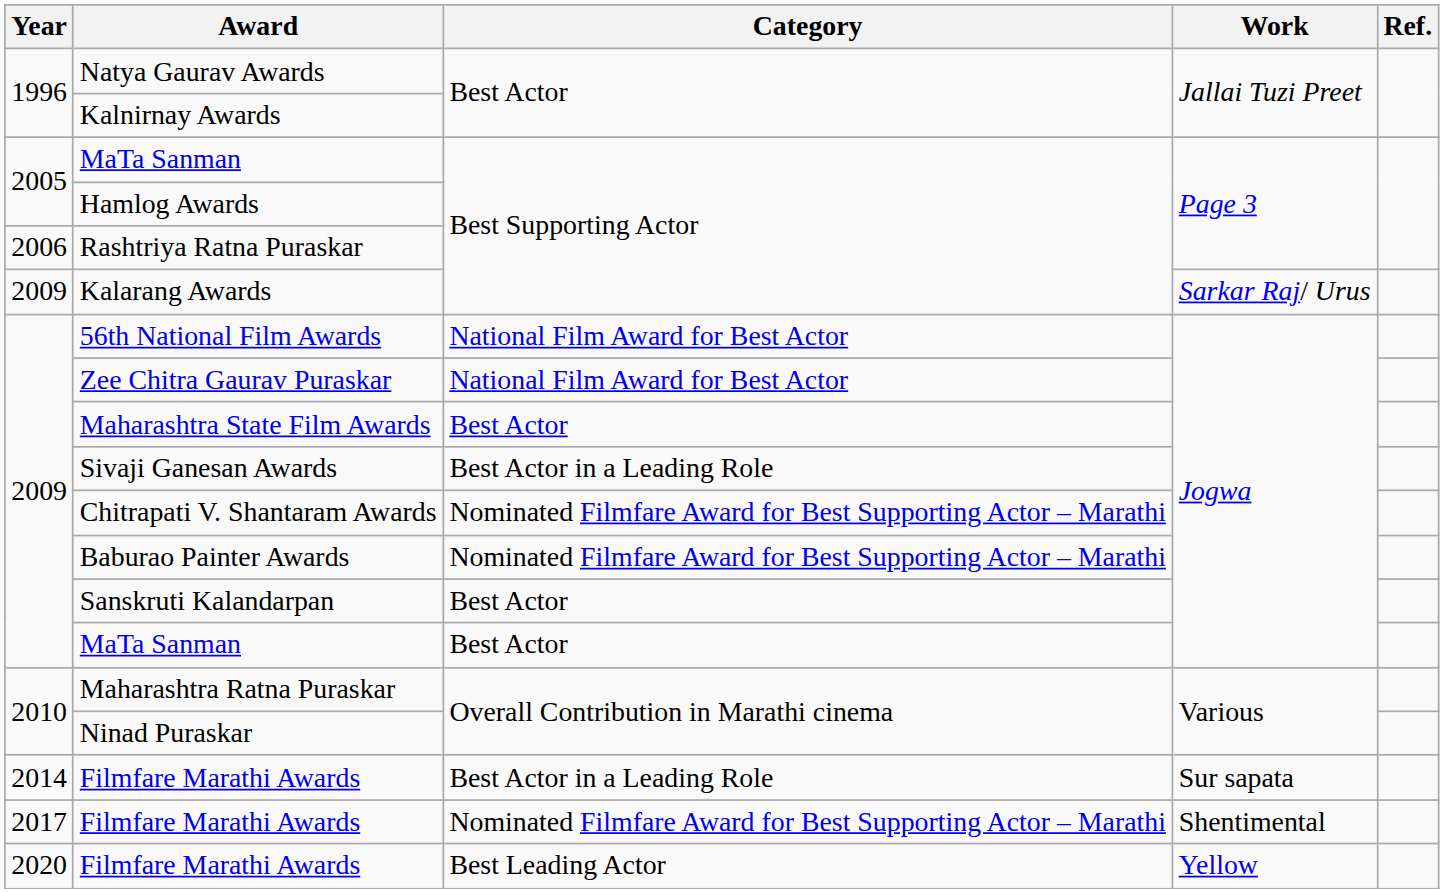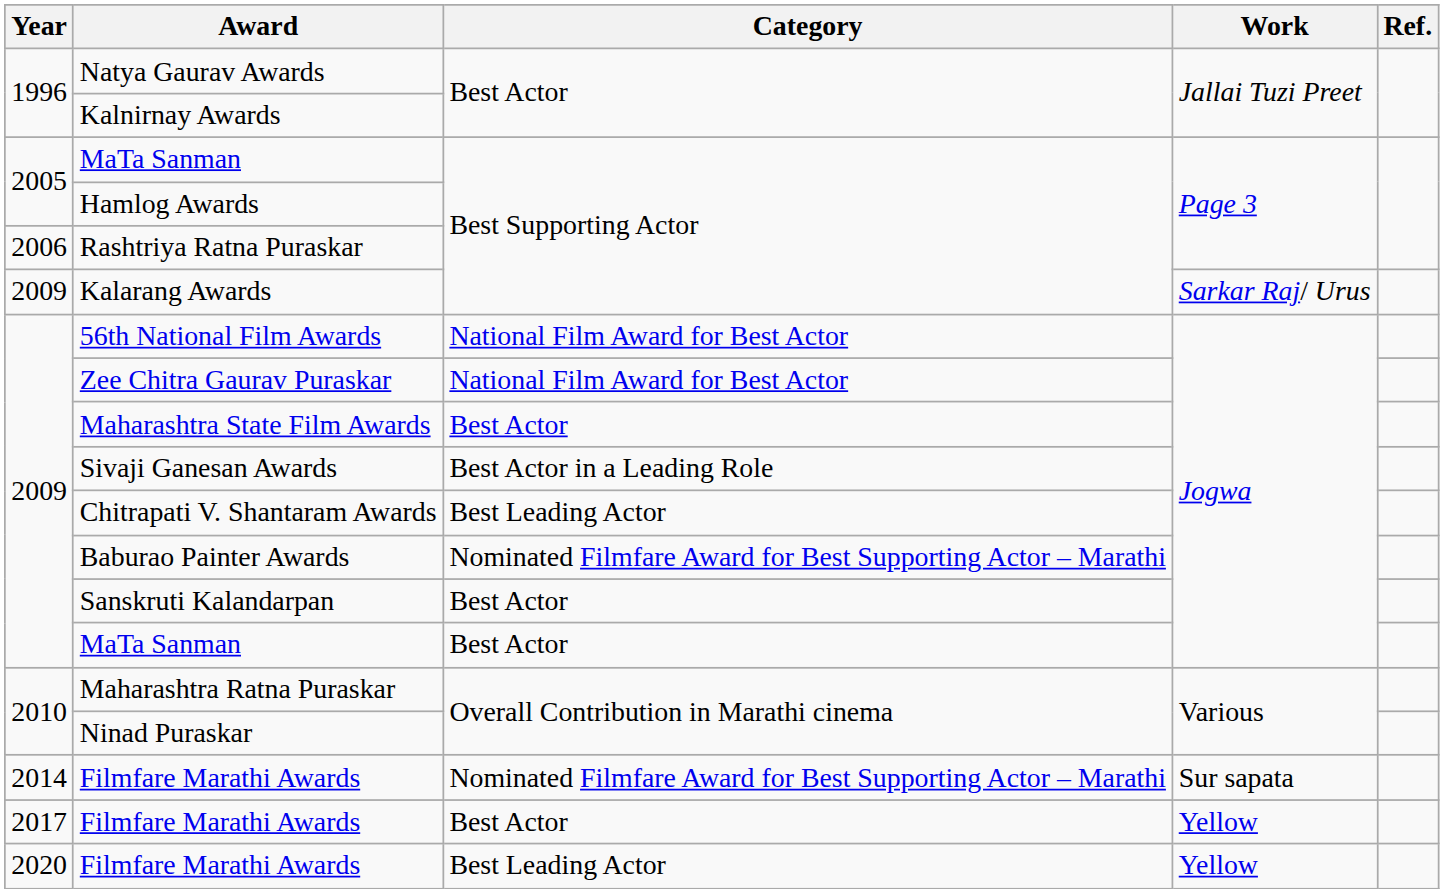(808, 512) Nominated Filmfare Award for Best Supporting Actor – Marathi -> (558, 512) Best Leading Actor
(611, 777) Best Actor in a Leading Role -> (808, 777) Nominated Filmfare Award for Best Supporting Actor – Marathi
(808, 821) Nominated Filmfare Award for Best Supporting Actor – Marathi -> (509, 821) Best Actor
(1252, 821) Shentimental -> (1218, 821) Yellow
